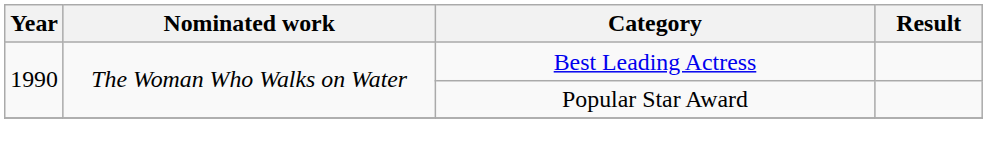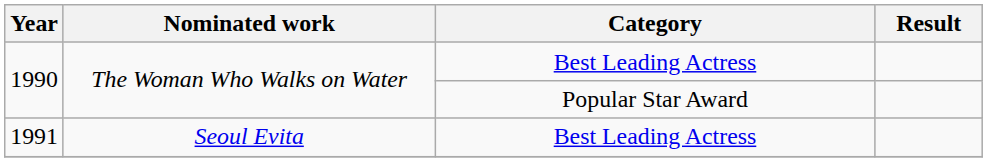+ row: (34, 136)
